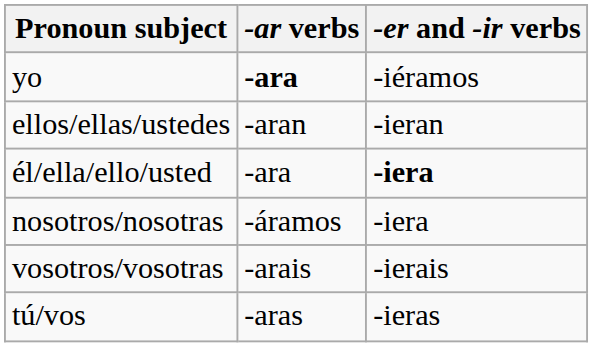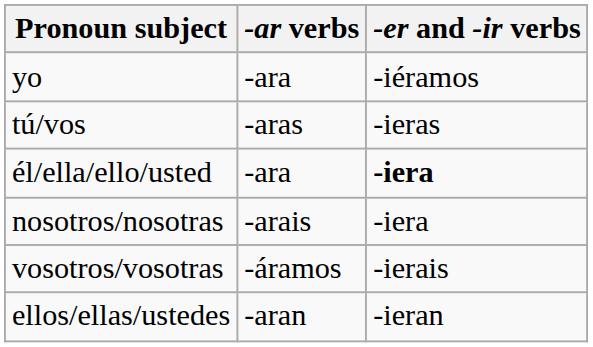(271, 76) bold -> (268, 76) normal
rows swapped: (49, 316) <-> (121, 124)
(293, 220) -áramos -> (278, 220) -arais
(278, 268) -arais -> (293, 268) -áramos
